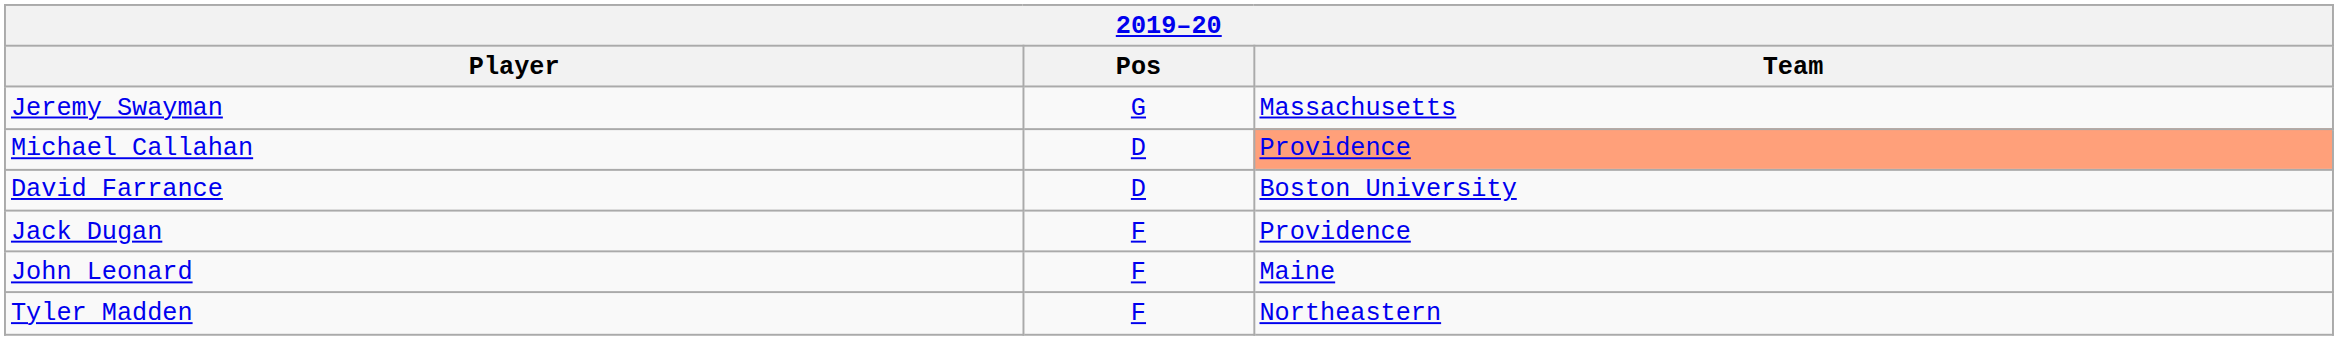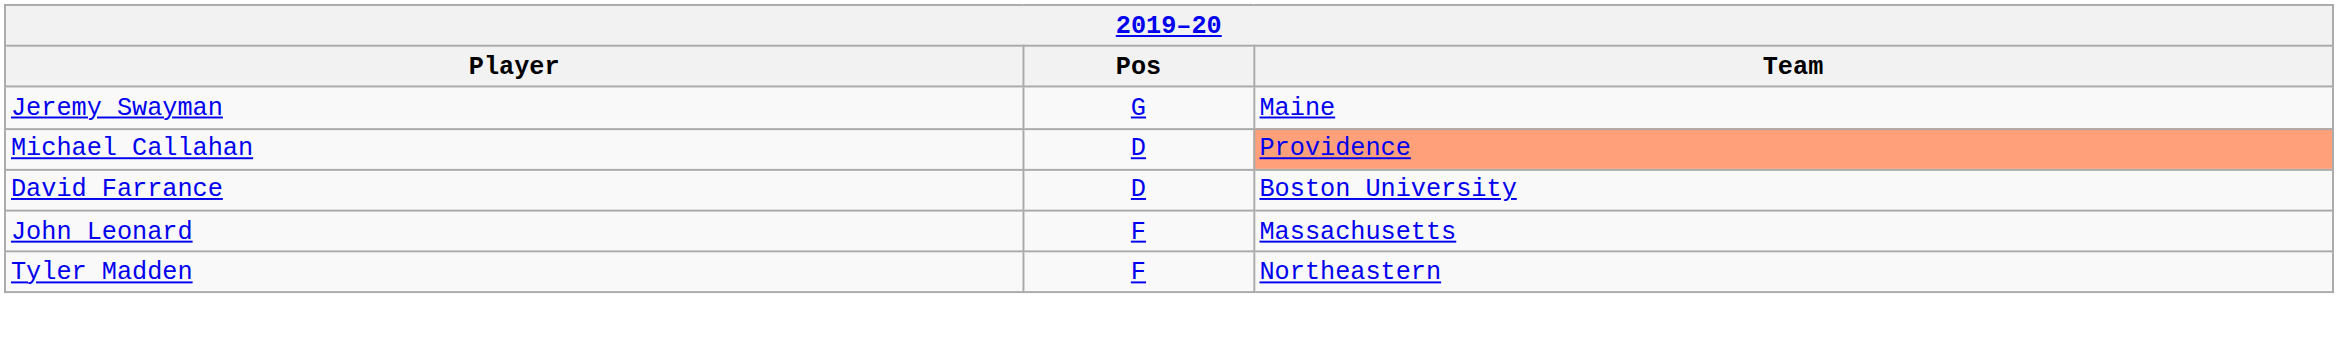(1358, 108) Massachusetts -> (1297, 108) Maine
- row: (87, 231)
(1297, 272) Maine -> (1358, 231) Massachusetts
